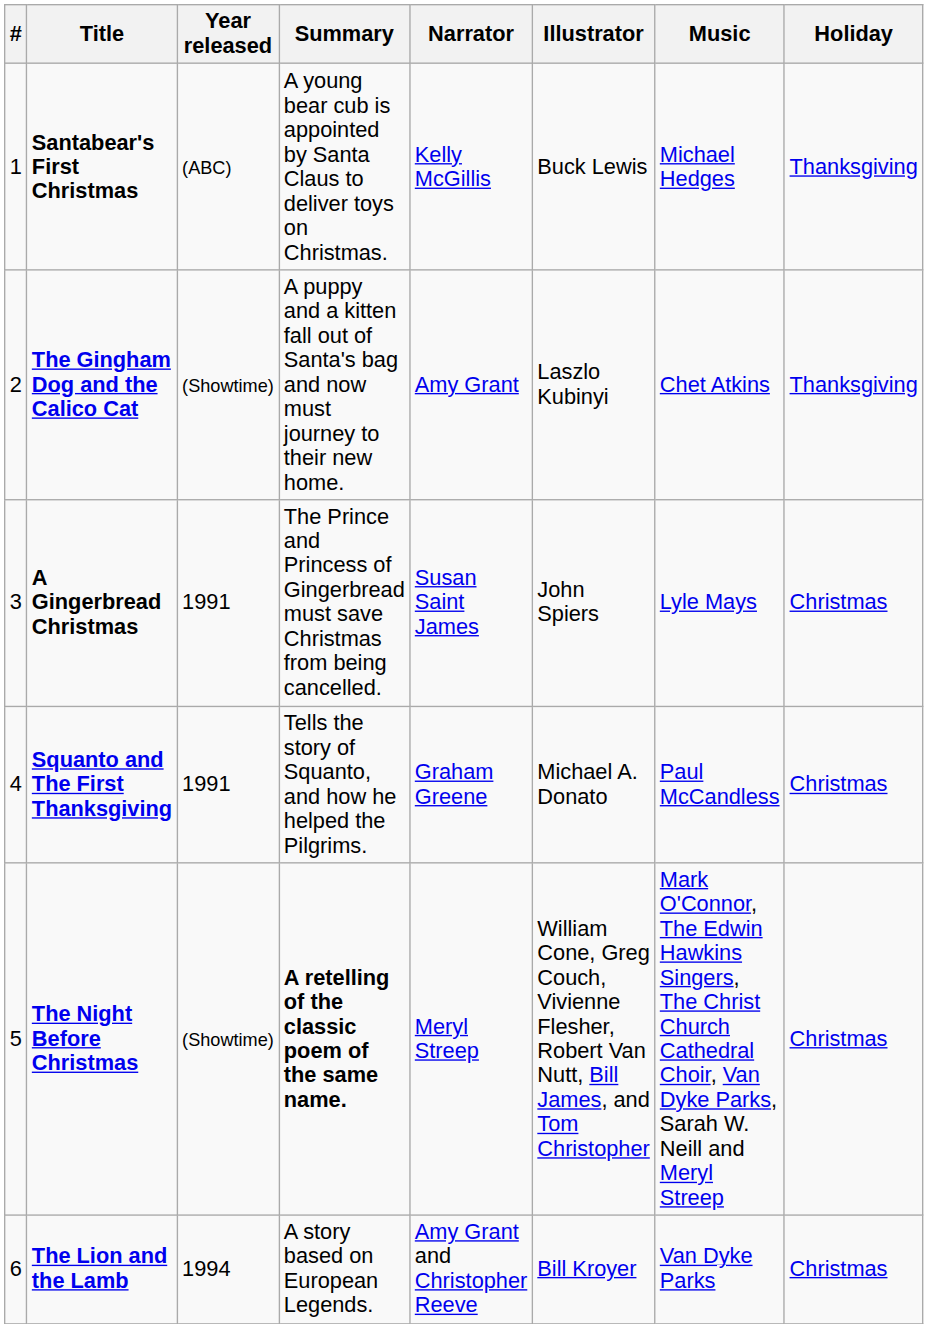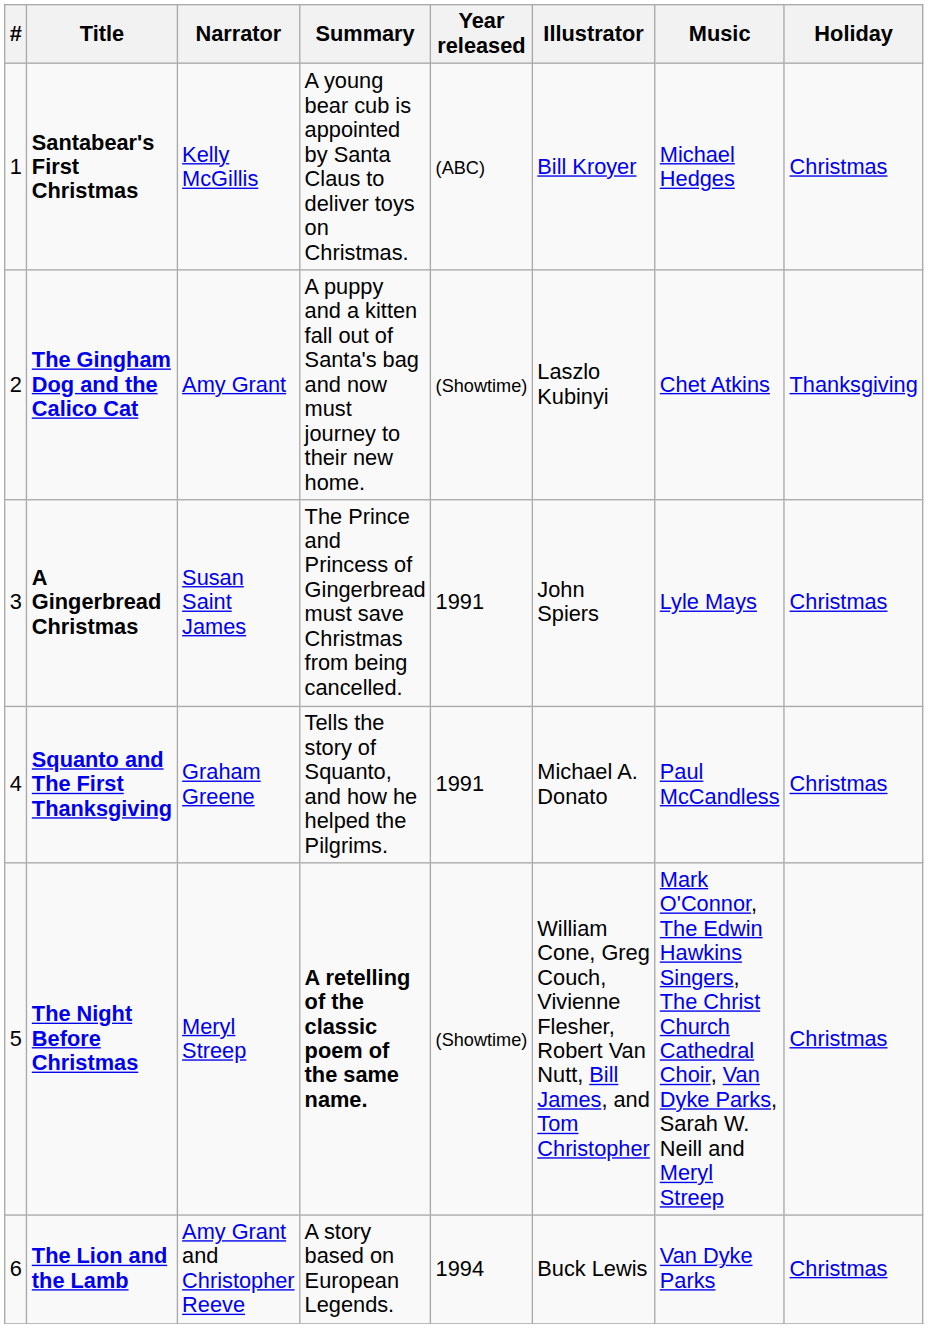columns swapped: (228, 33) <-> (471, 33)
(592, 166) Buck Lewis -> (587, 166) Bill Kroyer
(854, 166) Thanksgiving -> (839, 166) Christmas
(587, 1269) Bill Kroyer -> (592, 1269) Buck Lewis
